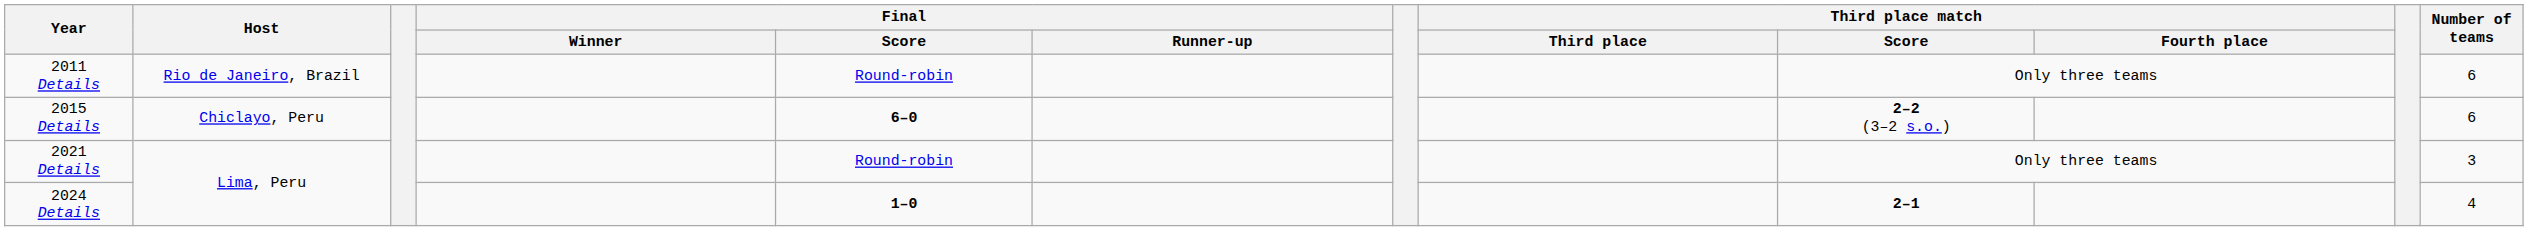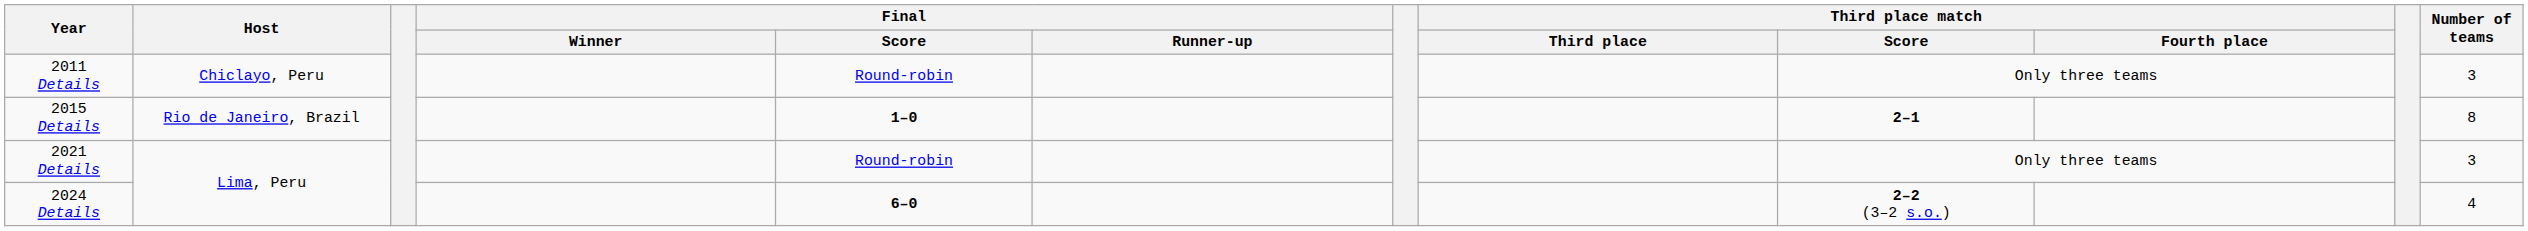(262, 76) Rio de Janeiro, Brazil -> (262, 76) Chiclayo, Peru
(2472, 76) 6 -> (2472, 76) 3
(262, 118) Chiclayo, Peru -> (262, 118) Rio de Janeiro, Brazil
(904, 118) 6–0 -> (904, 118) 1–0
(1906, 118) 2–2 (3–2 s.o.) -> (1906, 118) 2–1
(2472, 118) 6 -> (2472, 118) 8
(904, 204) 1–0 -> (904, 204) 6–0
(1906, 204) 2–1 -> (1906, 204) 2–2 (3–2 s.o.)
